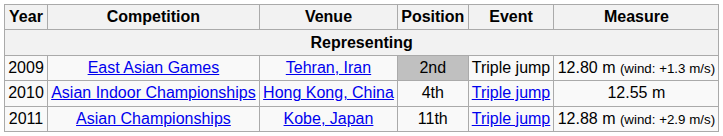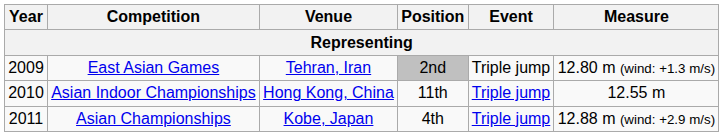(433, 93) 4th -> (433, 93) 11th
(433, 118) 11th -> (433, 118) 4th
